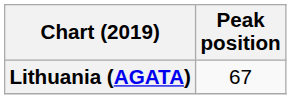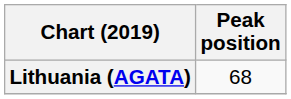(241, 76) 67 -> (241, 76) 68
